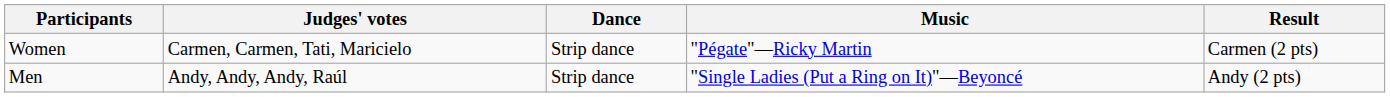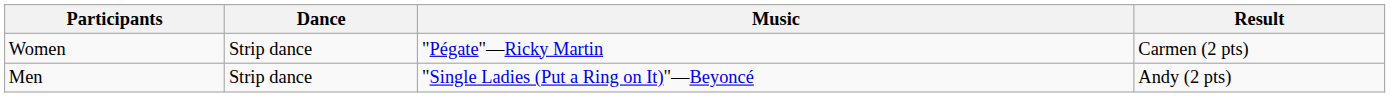- column: (355, 19)
